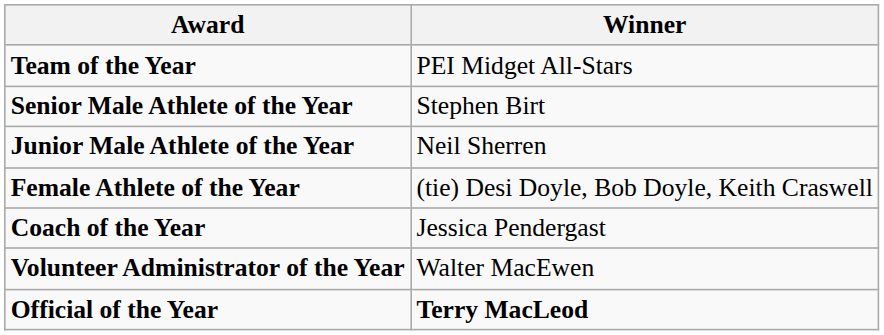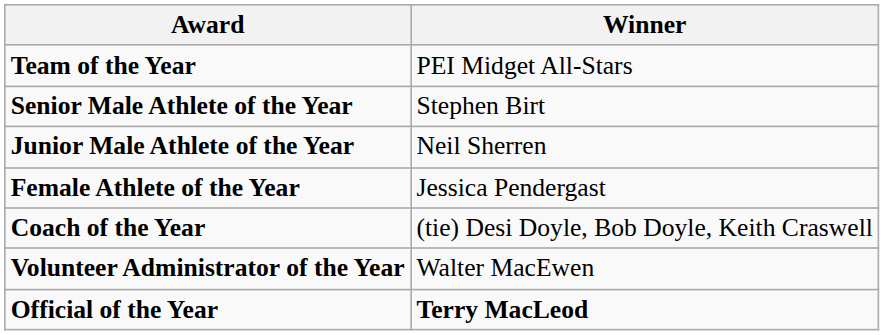(645, 187) (tie) Desi Doyle, Bob Doyle, Keith Craswell -> (511, 187) Jessica Pendergast
(511, 227) Jessica Pendergast -> (645, 227) (tie) Desi Doyle, Bob Doyle, Keith Craswell
